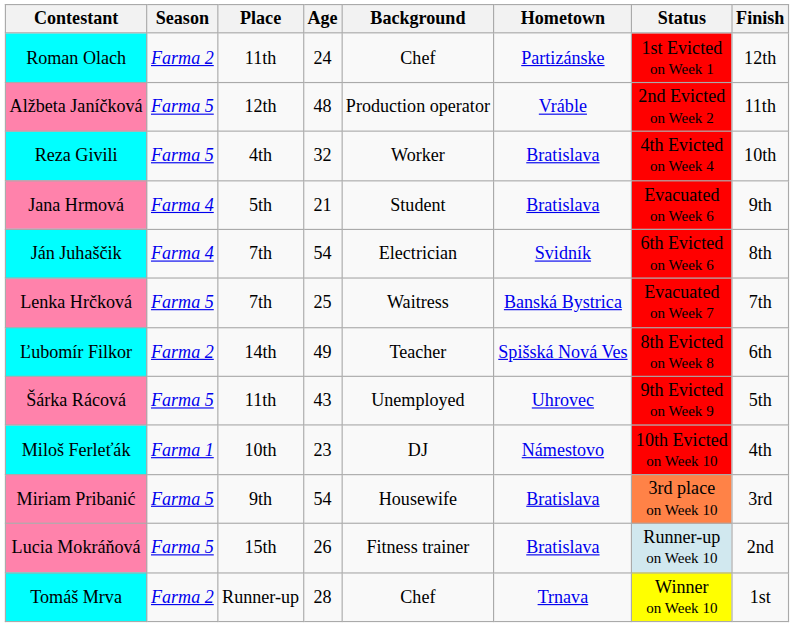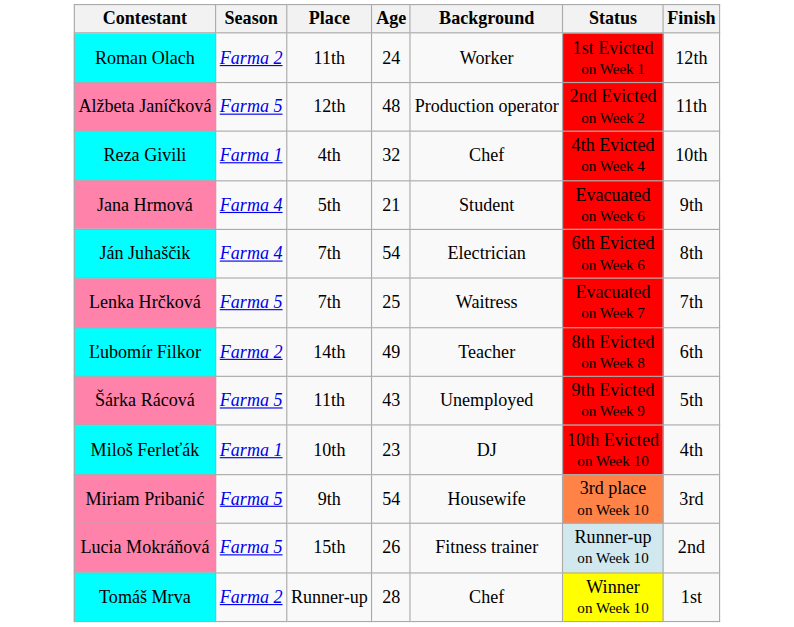- column: (563, 18)
(418, 57) Chef -> (487, 57) Worker
(182, 155) Farma 5 -> (251, 155) Farma 1
(418, 155) Worker -> (487, 155) Chef
